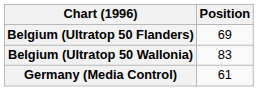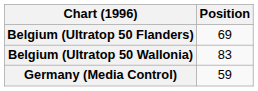(225, 75) 61 -> (225, 75) 59
